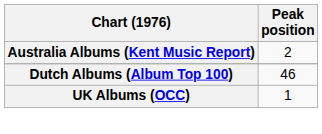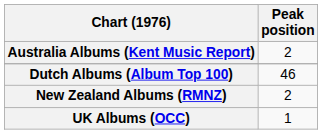+ row: (131, 96)
